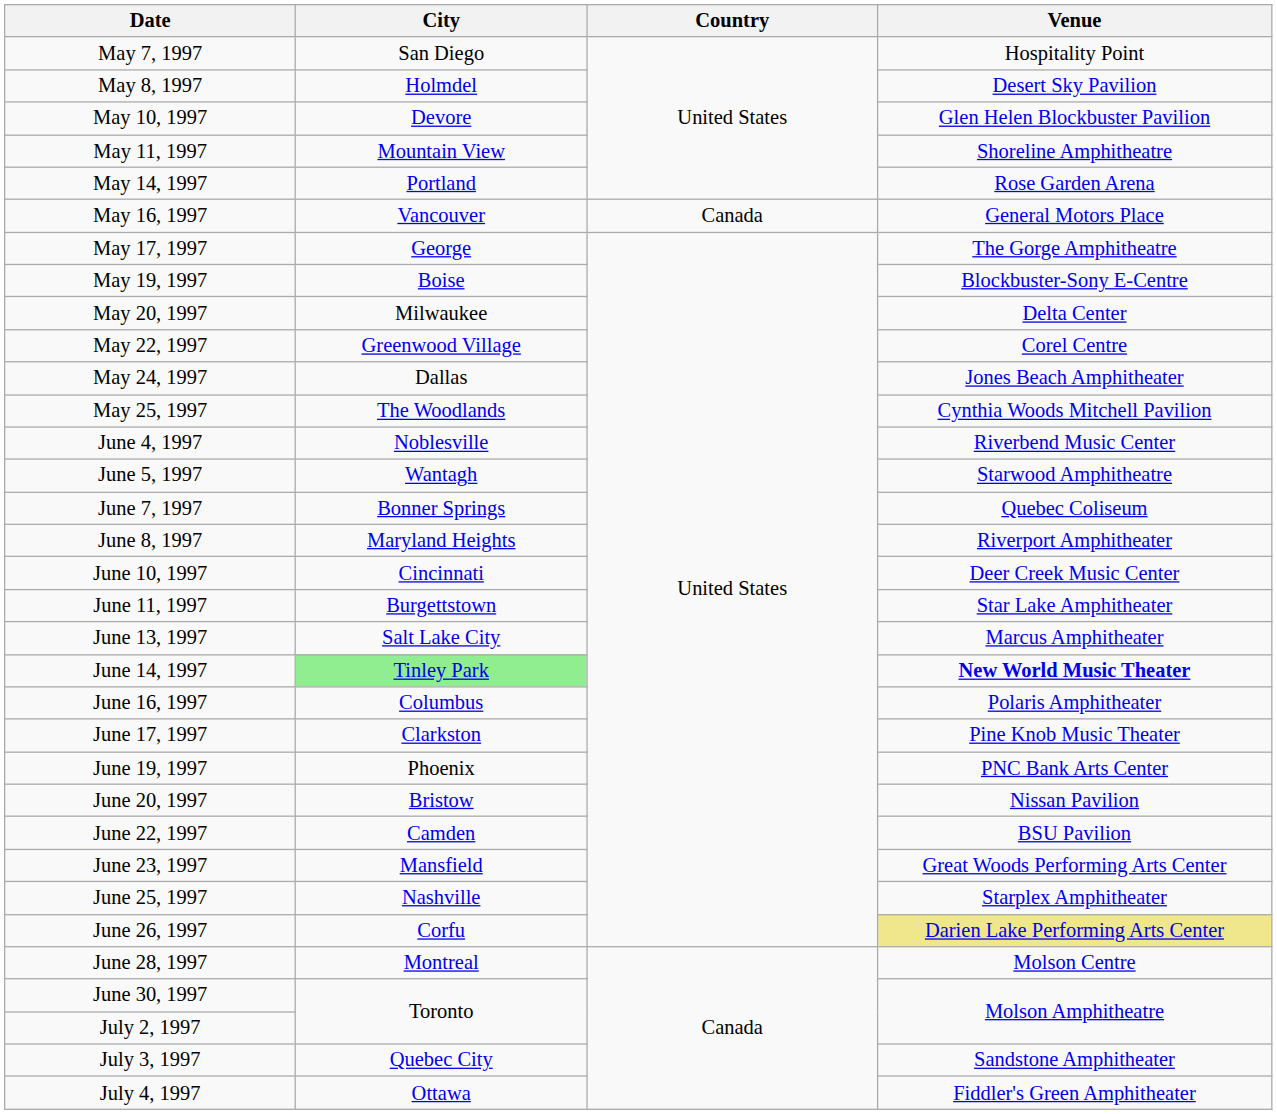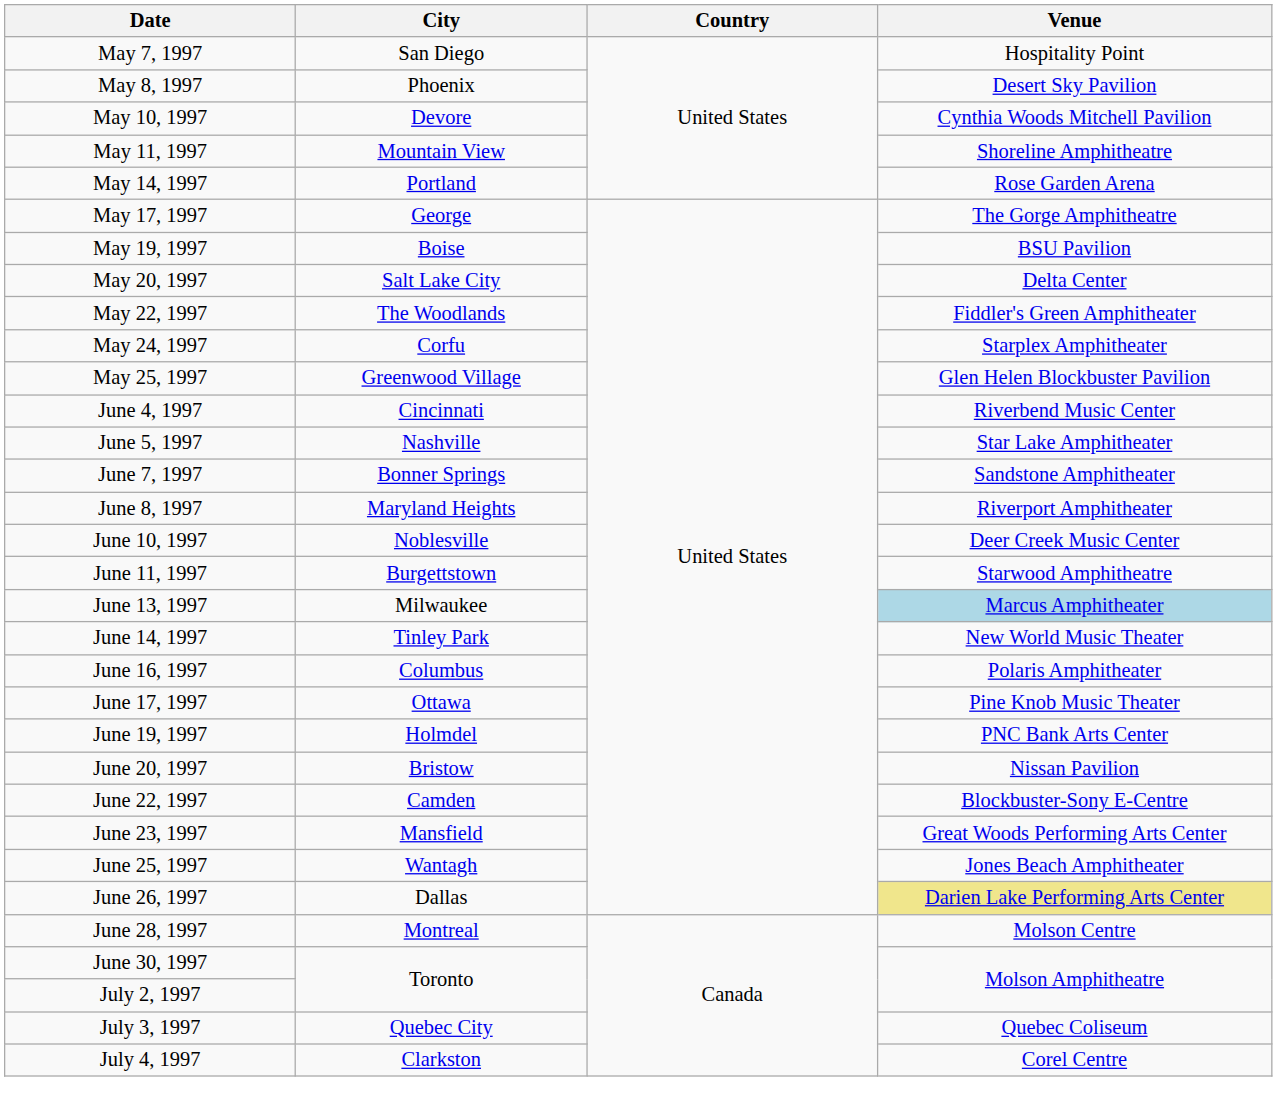(441, 85) Holmdel -> (441, 85) Phoenix
(1074, 118) Glen Helen Blockbuster Pavilion -> (1074, 118) Cynthia Woods Mitchell Pavilion
- row: (150, 215)
(1074, 280) Blockbuster-Sony E-Centre -> (1074, 248) BSU Pavilion
(441, 313) Milwaukee -> (441, 280) Salt Lake City
(441, 345) Greenwood Village -> (441, 313) The Woodlands
(1074, 345) Corel Centre -> (1074, 313) Fiddler's Green Amphitheater
(441, 378) Dallas -> (441, 345) Corfu
(1074, 378) Jones Beach Amphitheater -> (1074, 345) Starplex Amphitheater
(441, 410) The Woodlands -> (441, 378) Greenwood Village
(1074, 410) Cynthia Woods Mitchell Pavilion -> (1074, 378) Glen Helen Blockbuster Pavilion
(441, 442) Noblesville -> (441, 410) Cincinnati
(441, 475) Wantagh -> (441, 442) Nashville
(1074, 475) Starwood Amphitheatre -> (1074, 442) Star Lake Amphitheater
(1074, 507) Quebec Coliseum -> (1074, 475) Sandstone Amphitheater
(441, 572) Cincinnati -> (441, 540) Noblesville
(1074, 605) Star Lake Amphitheater -> (1074, 572) Starwood Amphitheatre
(441, 637) Salt Lake City -> (441, 605) Milwaukee
(1074, 637) no background -> (1074, 605) lightblue background
(441, 670) lightgreen background -> (441, 637) no background
(1074, 670) bold -> (1074, 637) normal
(441, 735) Clarkston -> (441, 702) Ottawa
(441, 767) Phoenix -> (441, 735) Holmdel
(1074, 832) BSU Pavilion -> (1074, 800) Blockbuster-Sony E-Centre
(441, 897) Nashville -> (441, 865) Wantagh
(1074, 897) Starplex Amphitheater -> (1074, 865) Jones Beach Amphitheater
(441, 930) Corfu -> (441, 897) Dallas
(1074, 1060) Sandstone Amphitheater -> (1074, 1027) Quebec Coliseum
(441, 1092) Ottawa -> (441, 1060) Clarkston
(1074, 1092) Fiddler's Green Amphitheater -> (1074, 1060) Corel Centre
